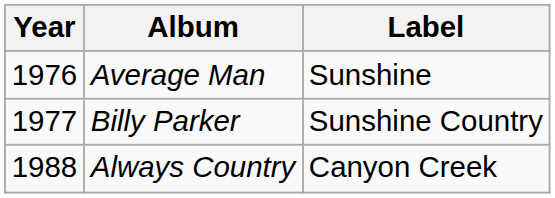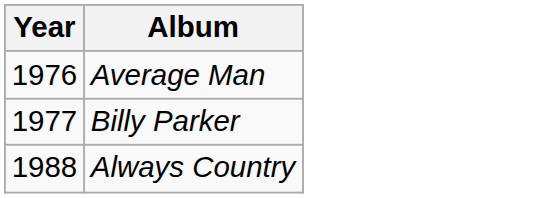- column: (426, 27)
